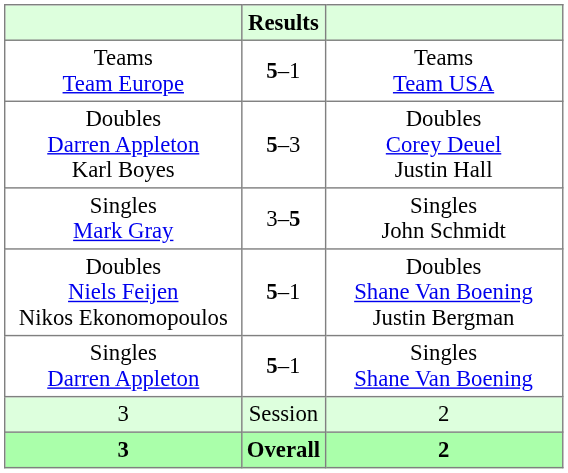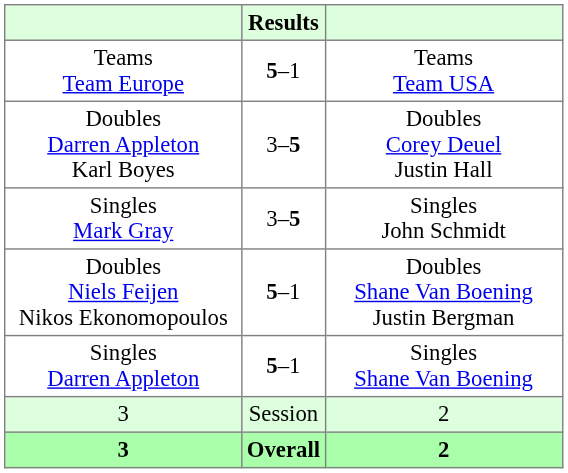(283, 144) 5–3 -> (283, 144) 3–5
